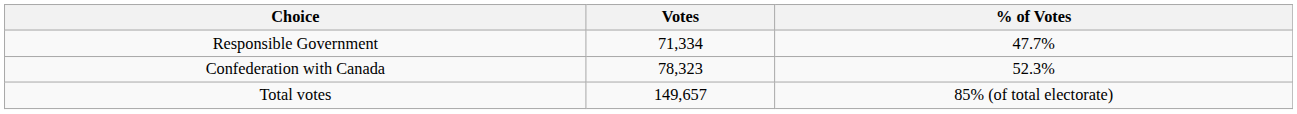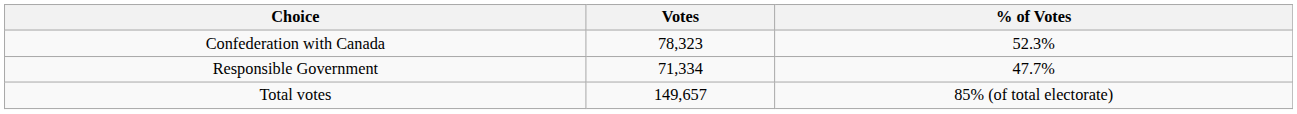rows swapped: (295, 43) <-> (295, 69)
